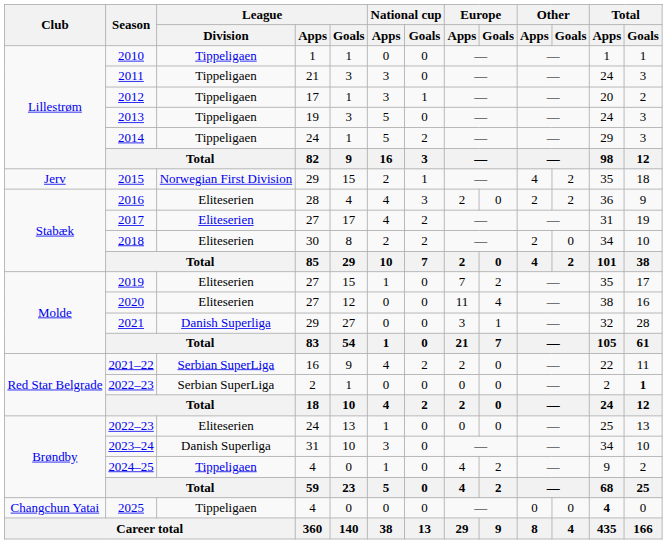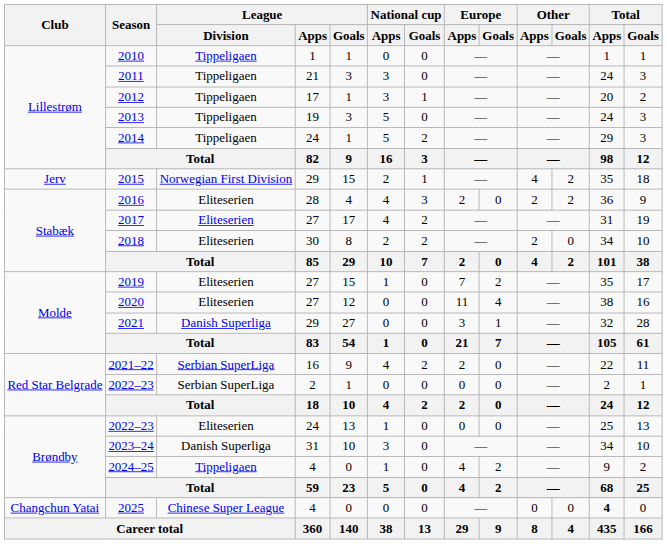(643, 384) bold -> (643, 384) normal
(226, 508) Tippeligaen -> (226, 508) Chinese Super League
